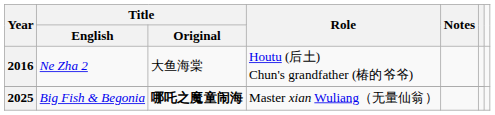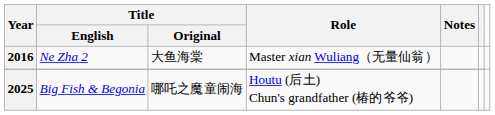(331, 65) Houtu (后土) Chun's grandfather (椿的爷爷) -> (343, 57) Master xian Wuliang（无量仙翁）
(197, 97) bold -> (197, 89) normal
(343, 97) Master xian Wuliang（无量仙翁） -> (331, 89) Houtu (后土) Chun's grandfather (椿的爷爷)
